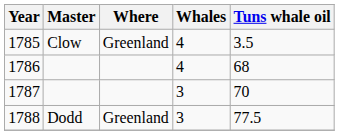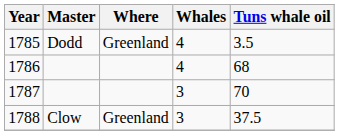(64, 42) Clow -> (65, 42) Dodd
(65, 117) Dodd -> (64, 117) Clow
(247, 117) 77.5 -> (247, 117) 37.5
